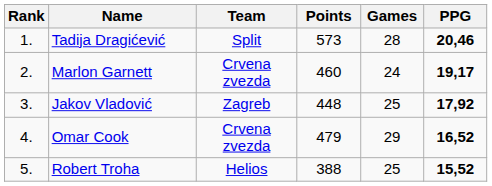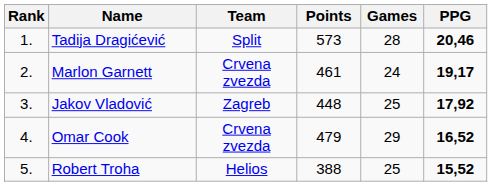(329, 72) 460 -> (329, 72) 461
